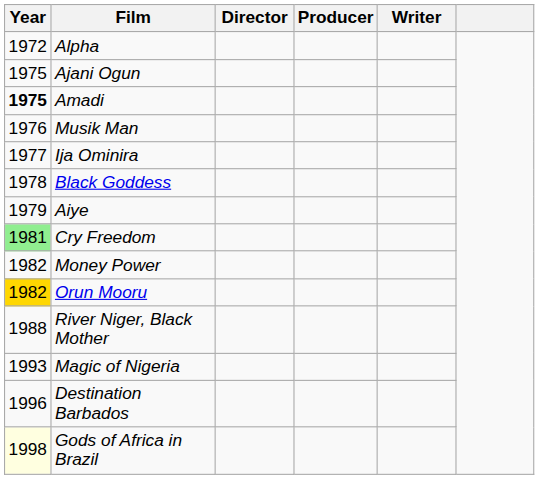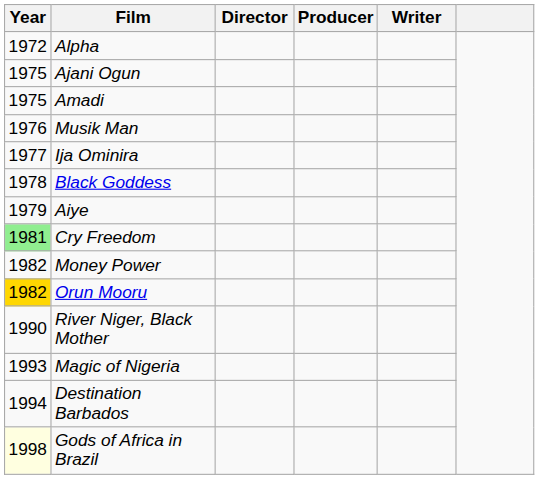(28, 100) bold -> (28, 100) normal
(28, 329) 1988 -> (28, 329) 1990
(28, 403) 1996 -> (28, 403) 1994
